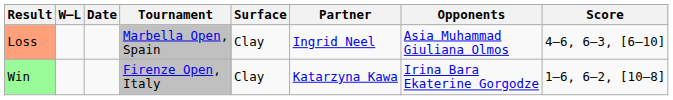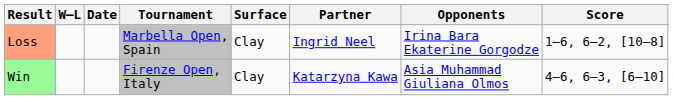(456, 42) Asia Muhammad Giuliana Olmos -> (471, 42) Irina Bara Ekaterine Gorgodze
(605, 42) 4–6, 6–3, [6–10] -> (605, 42) 1–6, 6–2, [10–8]
(471, 77) Irina Bara Ekaterine Gorgodze -> (456, 77) Asia Muhammad Giuliana Olmos
(605, 77) 1–6, 6–2, [10–8] -> (605, 77) 4–6, 6–3, [6–10]
